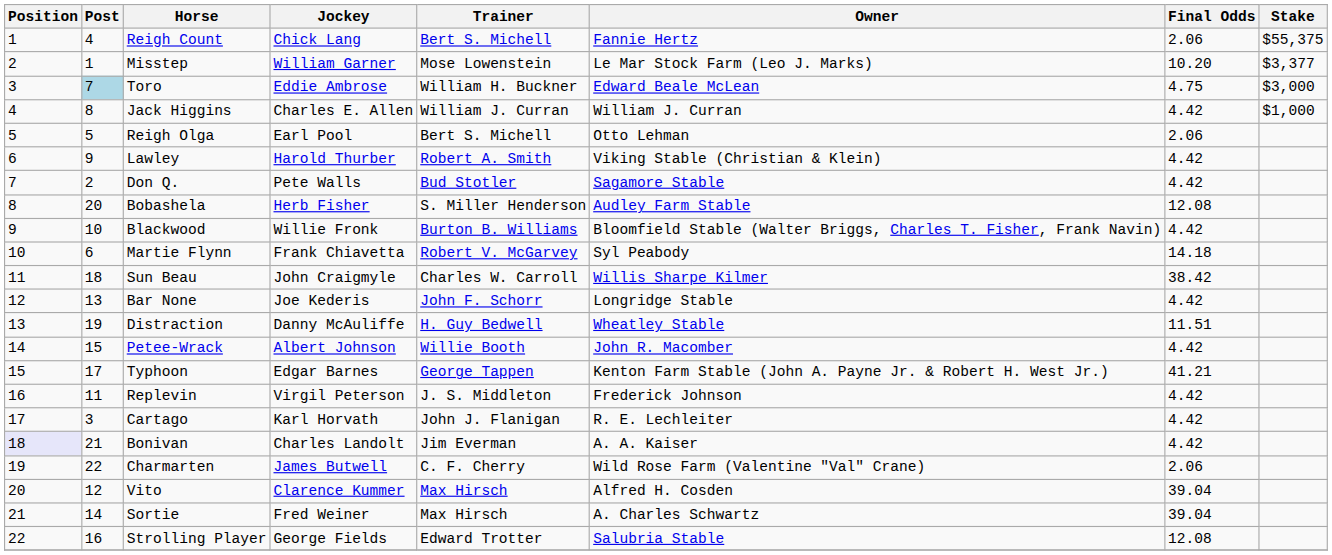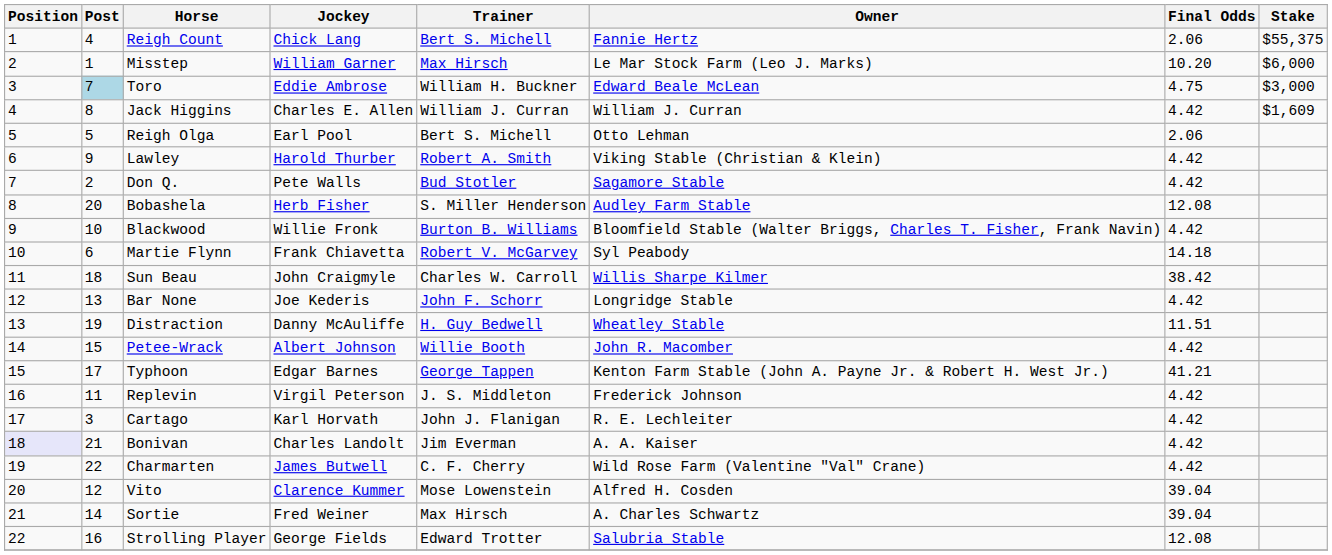(486, 64) Mose Lowenstein -> (464, 64) Max Hirsch
(1289, 64) $3,377 -> (1289, 64) $6,000
(1289, 111) $1,000 -> (1289, 111) $1,609
(1186, 467) 2.06 -> (1186, 467) 4.42
(464, 491) Max Hirsch -> (486, 491) Mose Lowenstein
